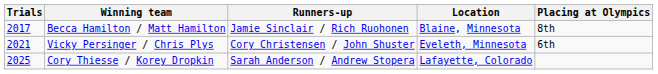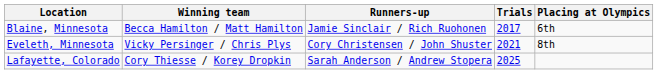columns swapped: (25, 12) <-> (476, 12)
(546, 29) 8th -> (546, 29) 6th
(546, 45) 6th -> (546, 45) 8th
